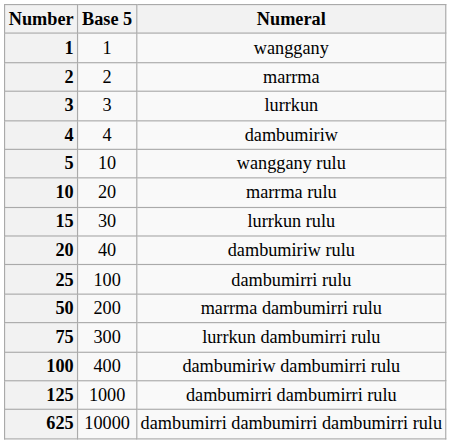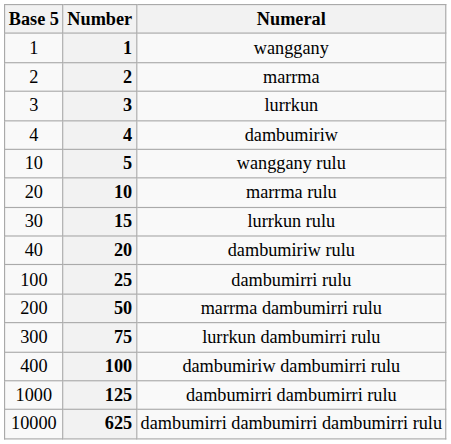columns swapped: (41, 18) <-> (107, 18)
